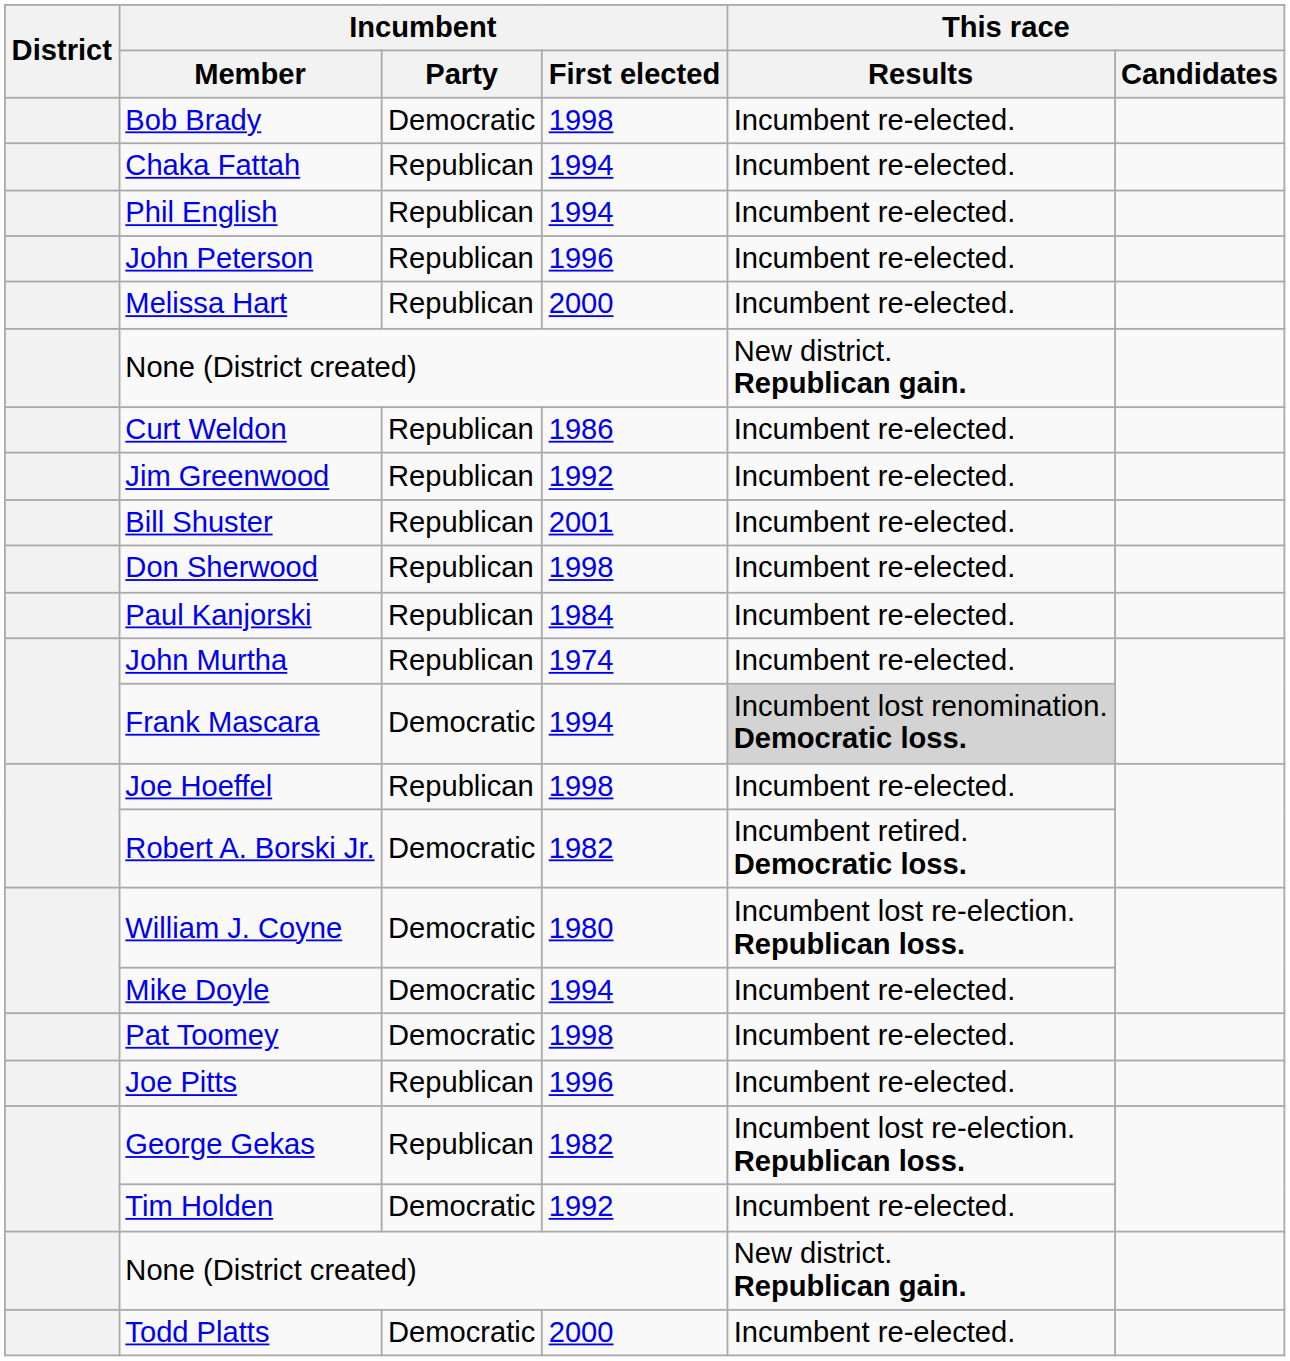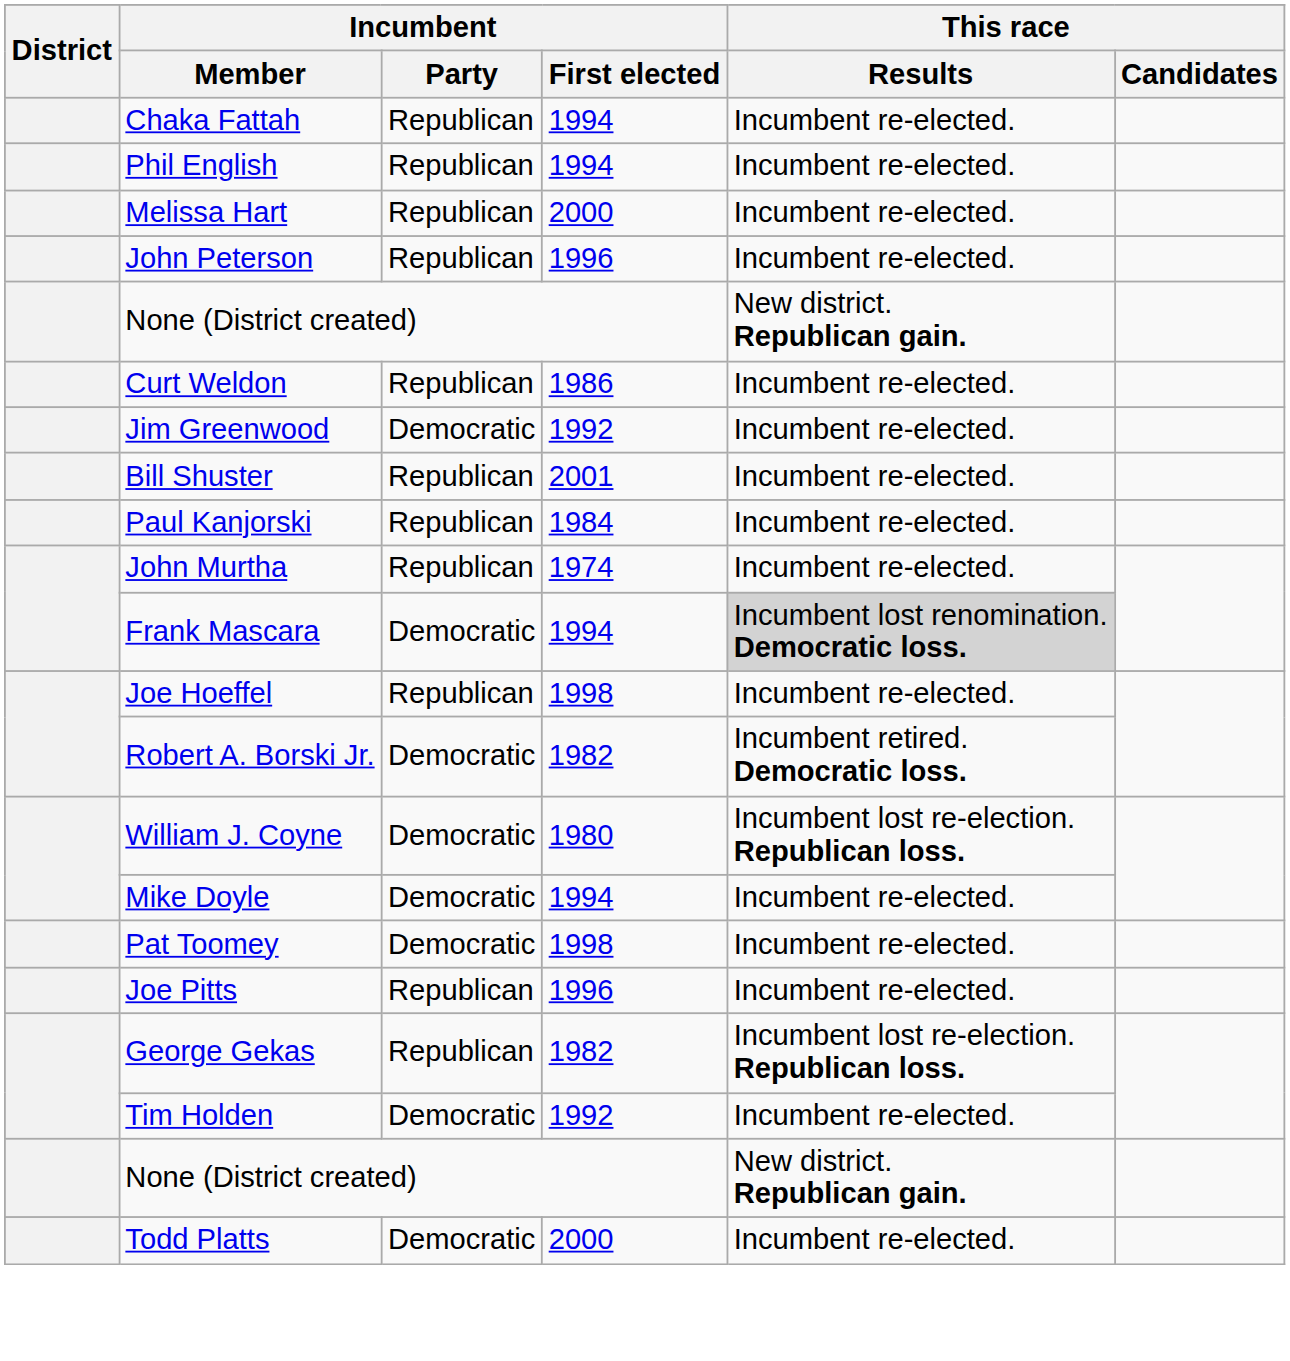- row: (193, 119)
rows swapped: (206, 304) <-> (219, 258)
(461, 475) Republican -> (462, 429) Democratic
- row: (222, 568)
